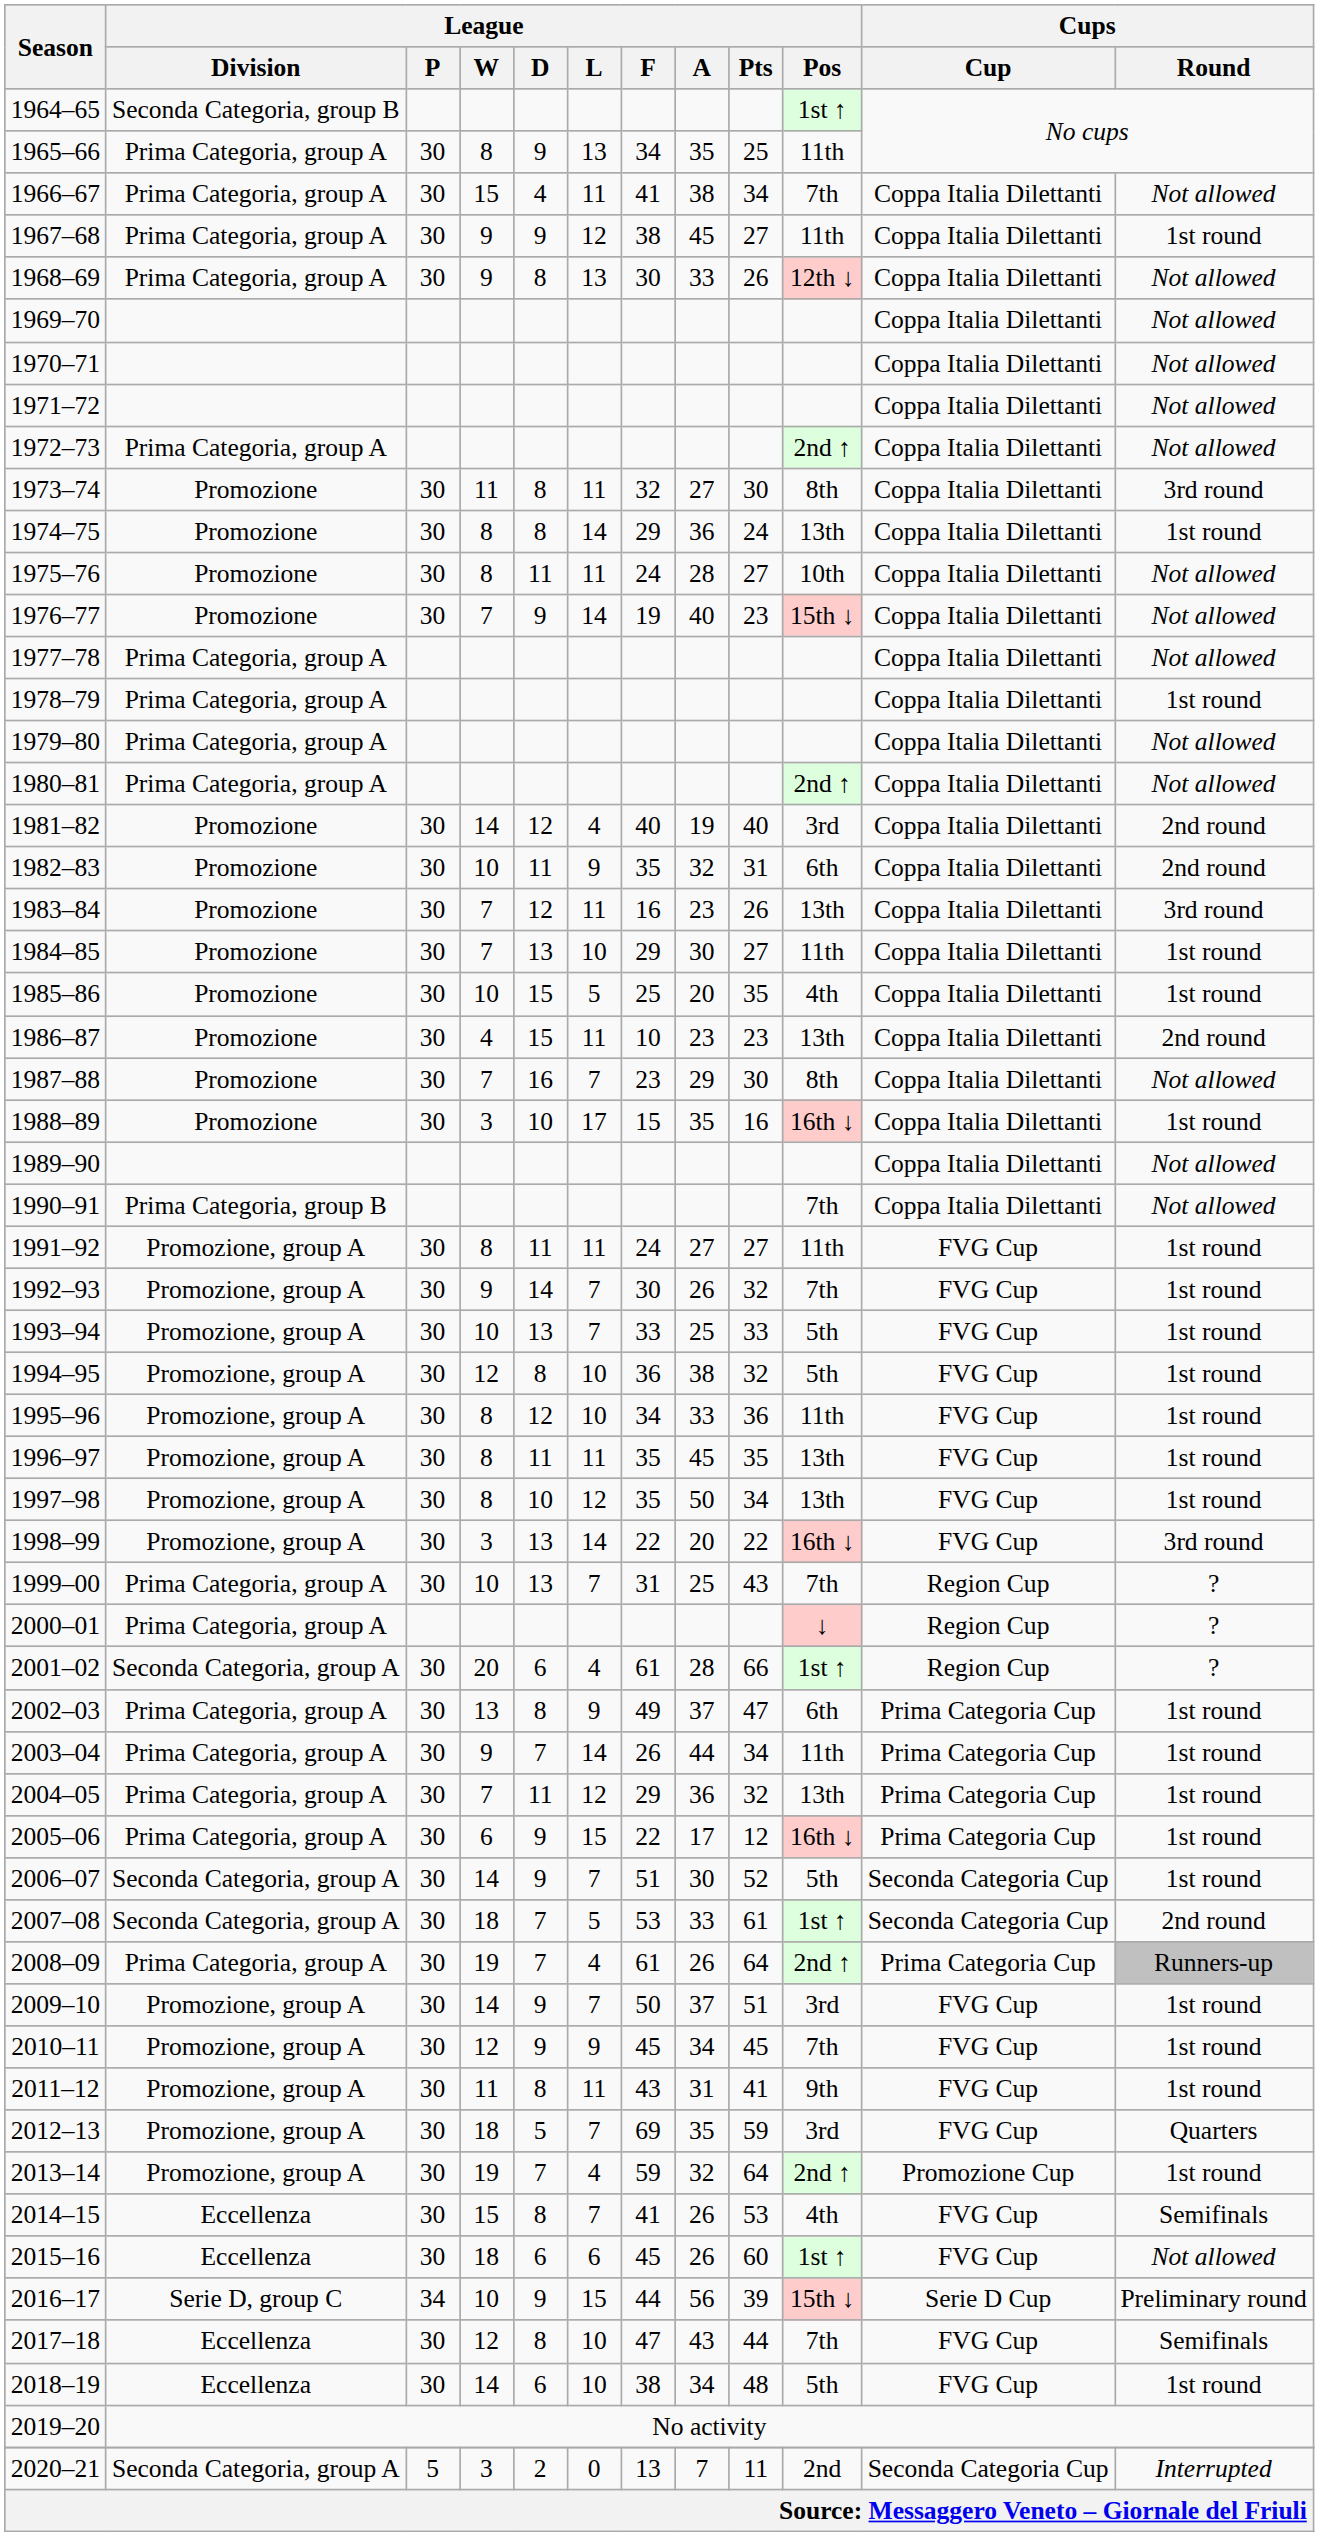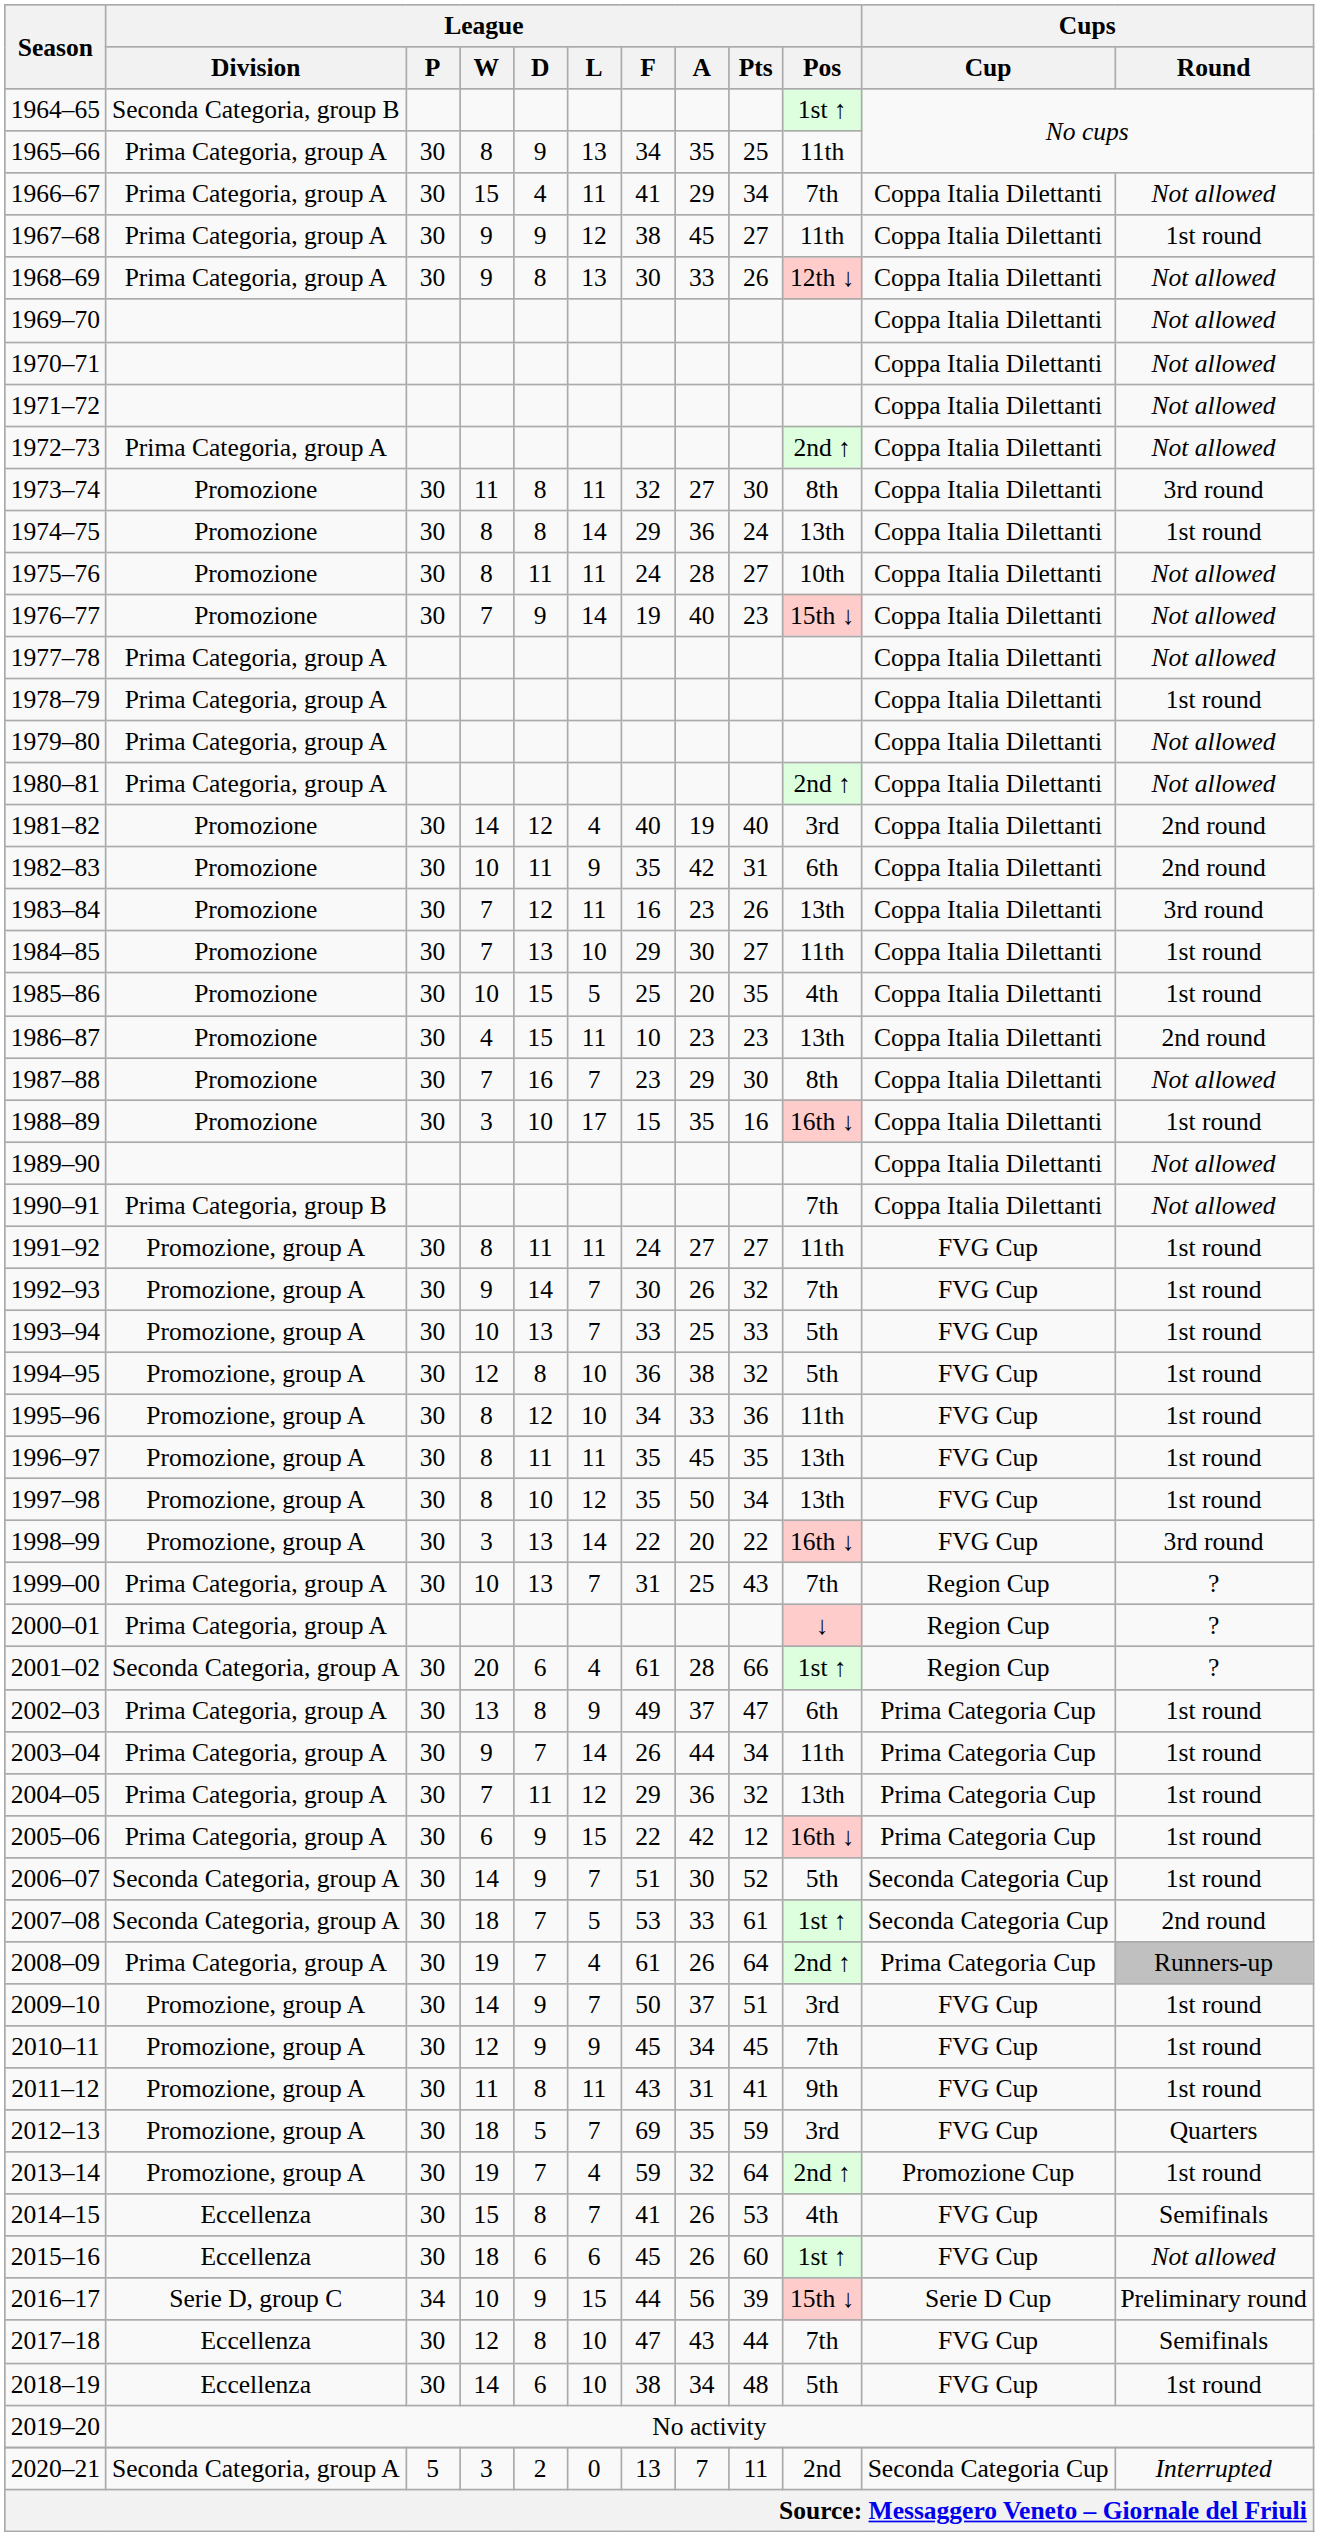(702, 194) 38 -> (702, 194) 29
(702, 867) 32 -> (702, 867) 42
(702, 1836) 17 -> (702, 1836) 42
